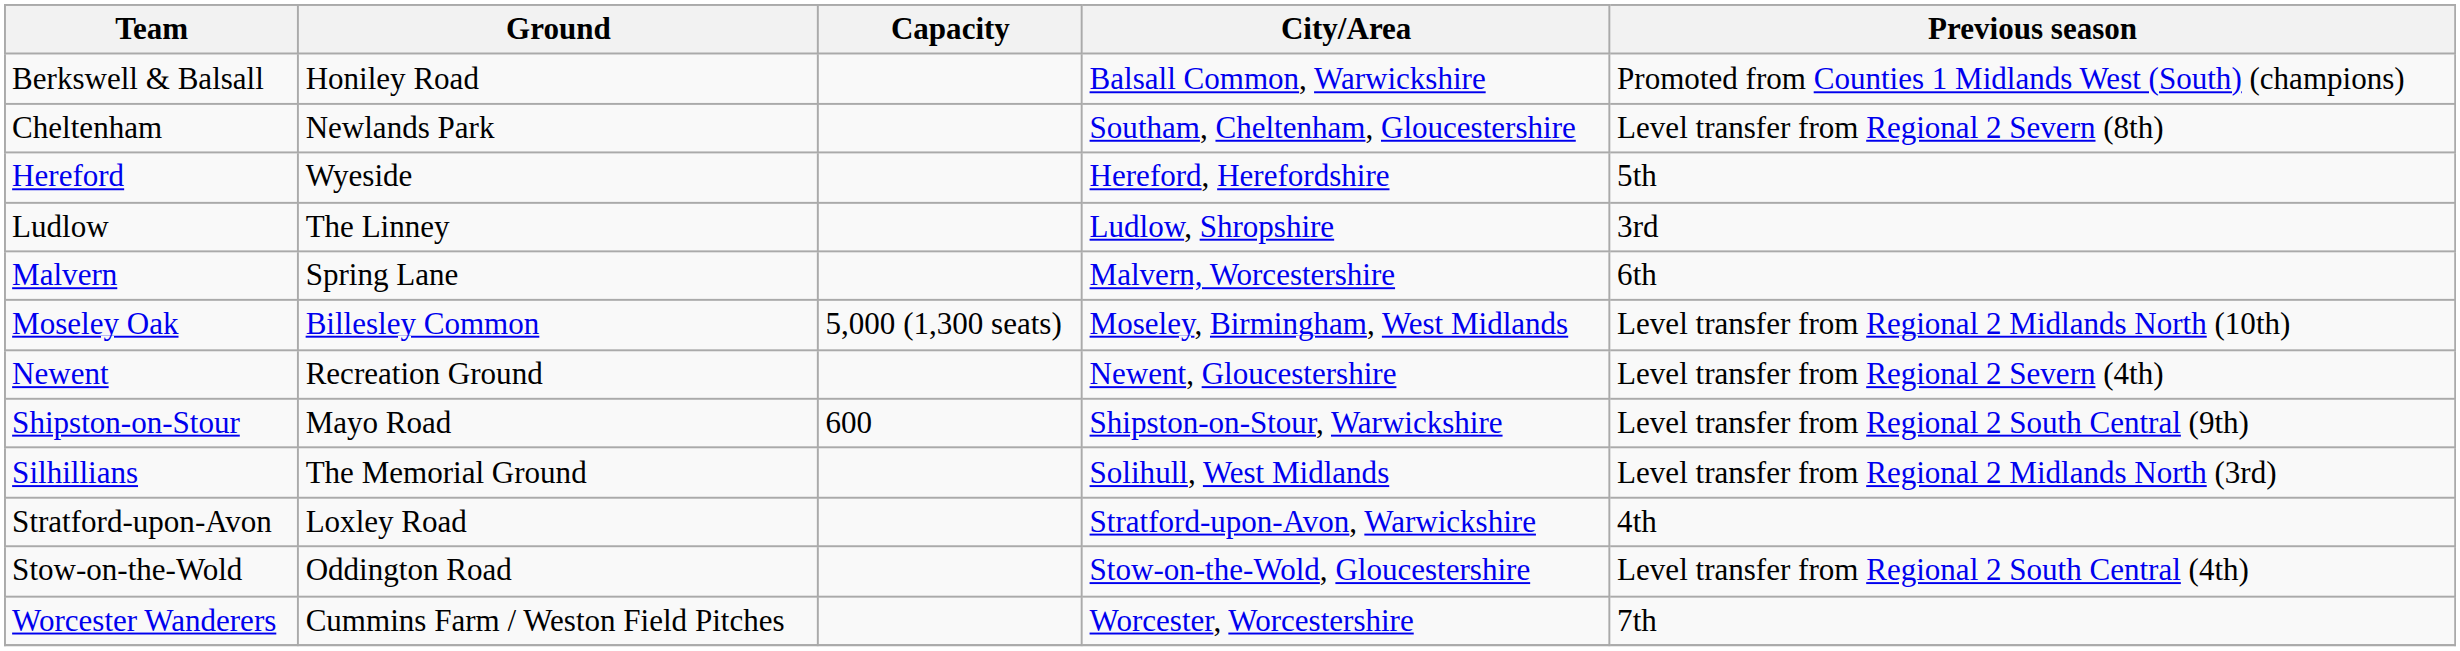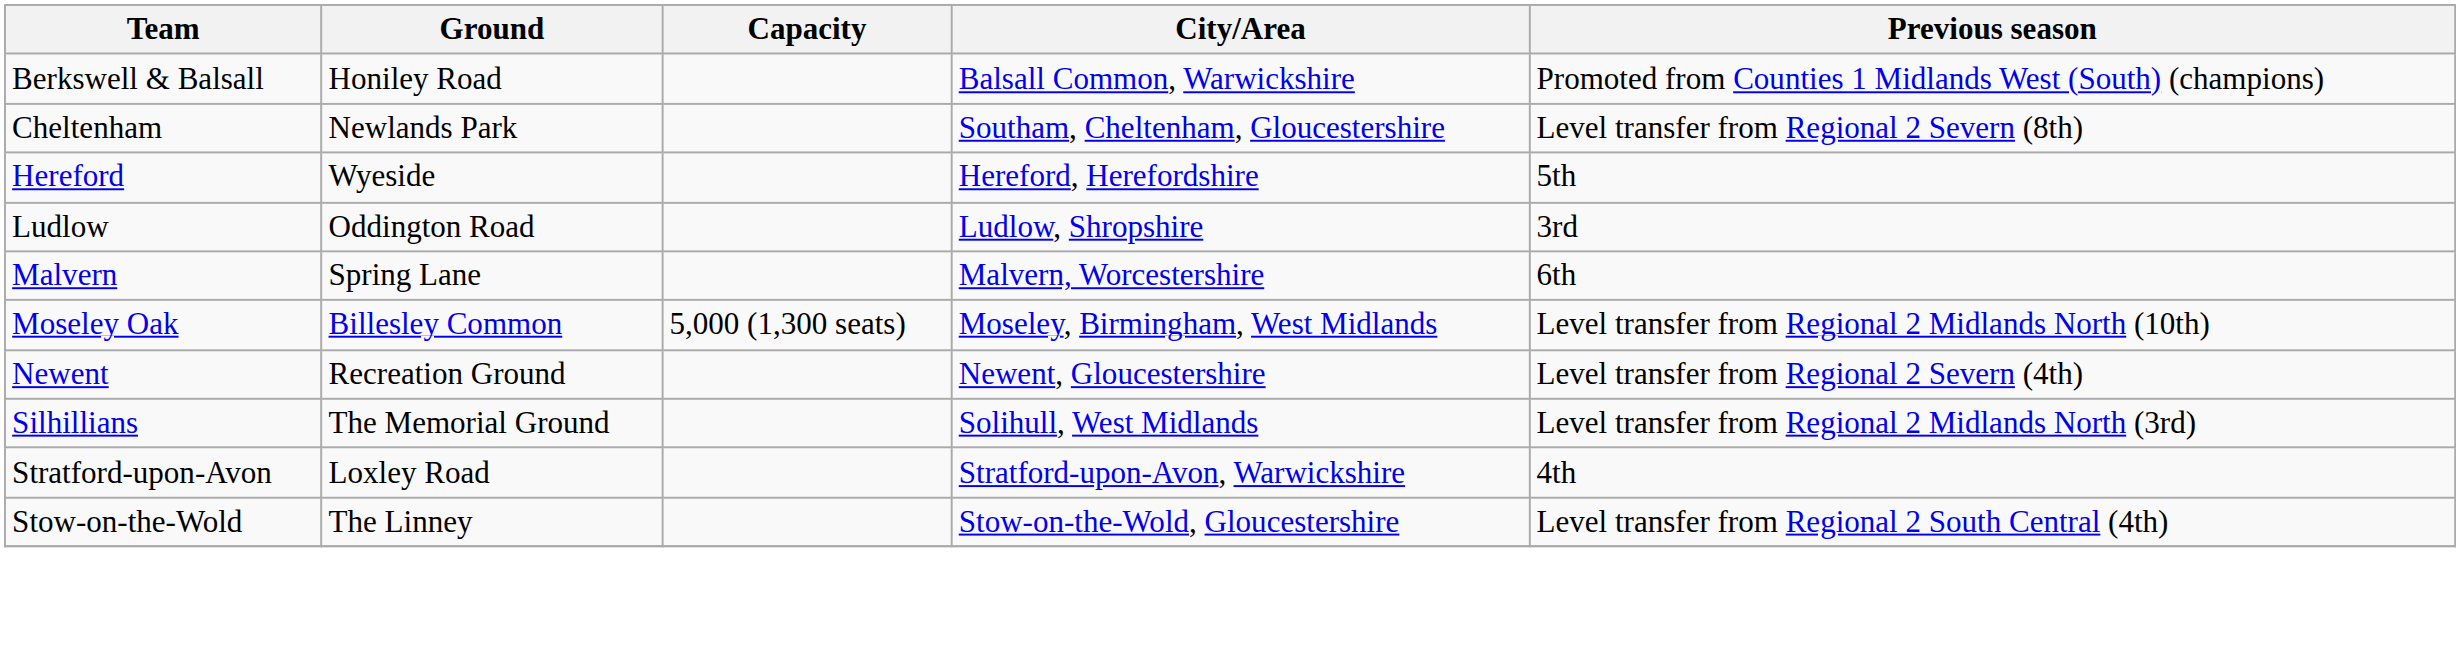(378, 226) The Linney -> (432, 226) Oddington Road
- row: (126, 422)
(409, 570) Oddington Road -> (401, 521) The Linney
- row: (144, 619)
